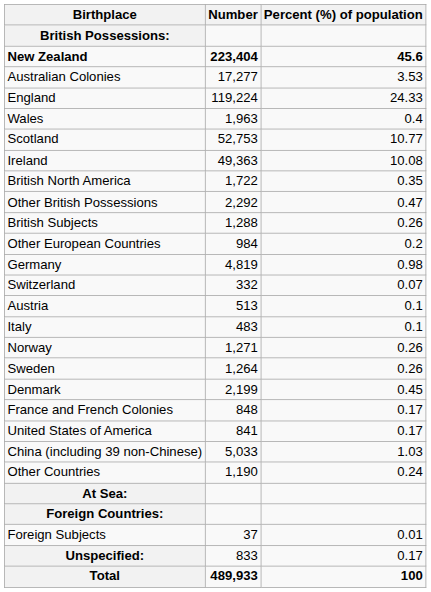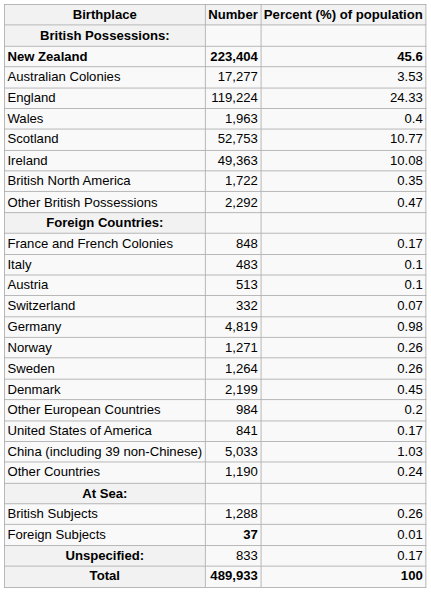rows swapped: (105, 514) <-> (53, 222)
rows swapped: (90, 410) <-> (84, 243)
rows swapped: (34, 264) <-> (19, 327)
rows swapped: (28, 306) <-> (41, 285)
(250, 535) normal -> (250, 535) bold
